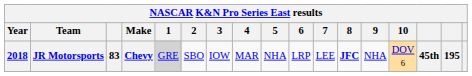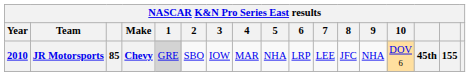(17, 56) 2018 -> (17, 56) 2010
(114, 56) 83 -> (114, 56) 85
(349, 56) bold -> (348, 56) normal
(452, 56) 195 -> (450, 56) 155
